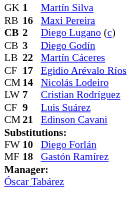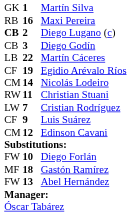(28, 70) 17 -> (28, 70) 19
+ row: (75, 95)
(28, 120) 21 -> (28, 132) 12
+ row: (75, 182)
